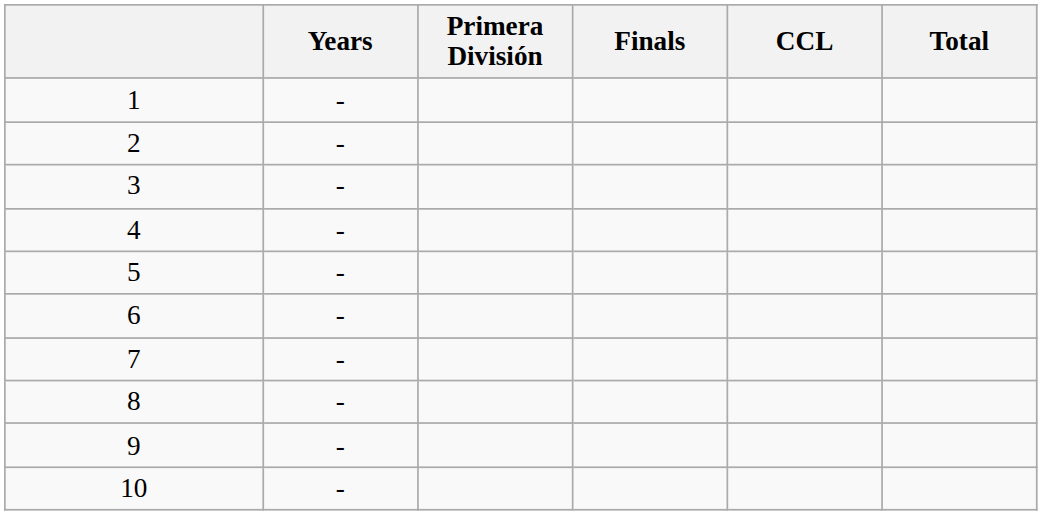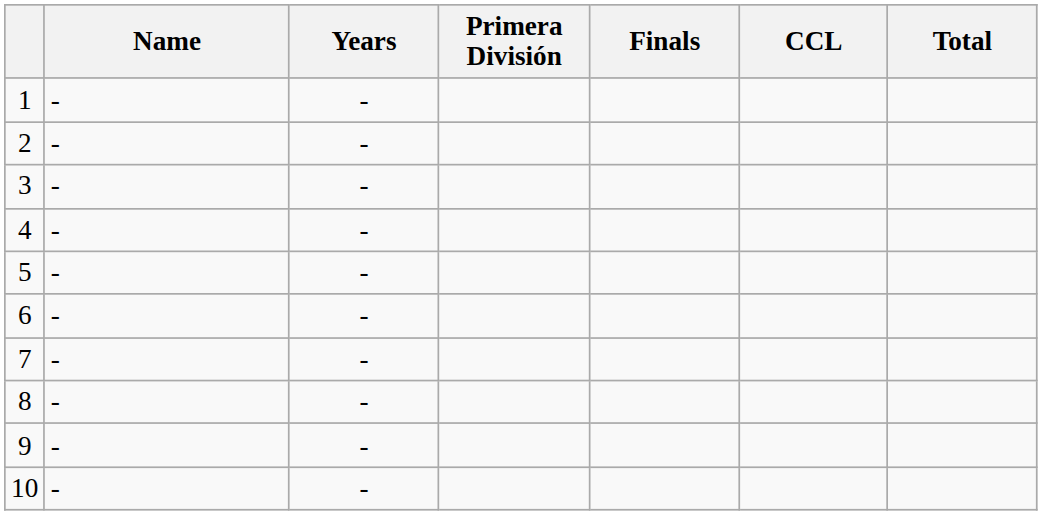+ column: (167, 41)
